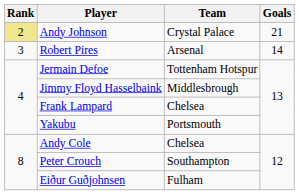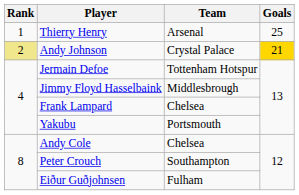+ row: (73, 32)
(277, 32) no background -> (277, 50) gold background
- row: (69, 50)
